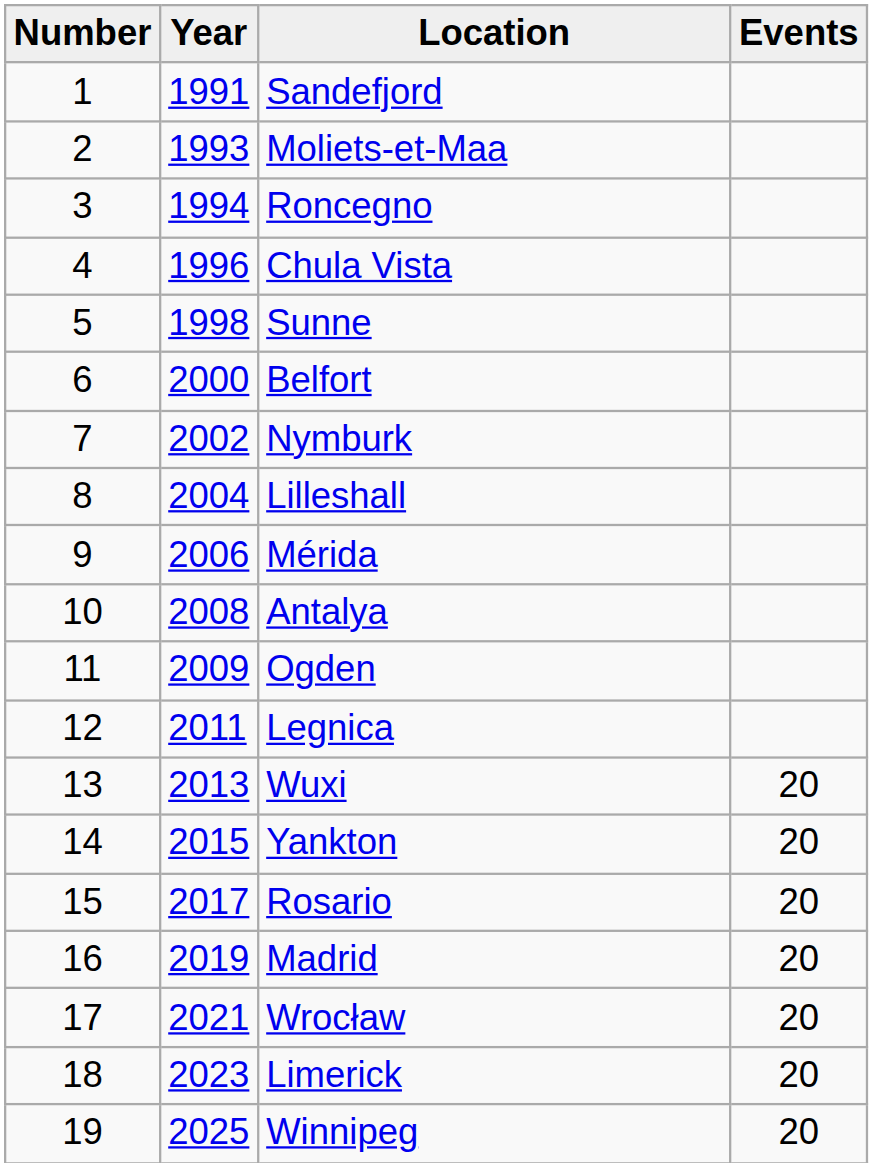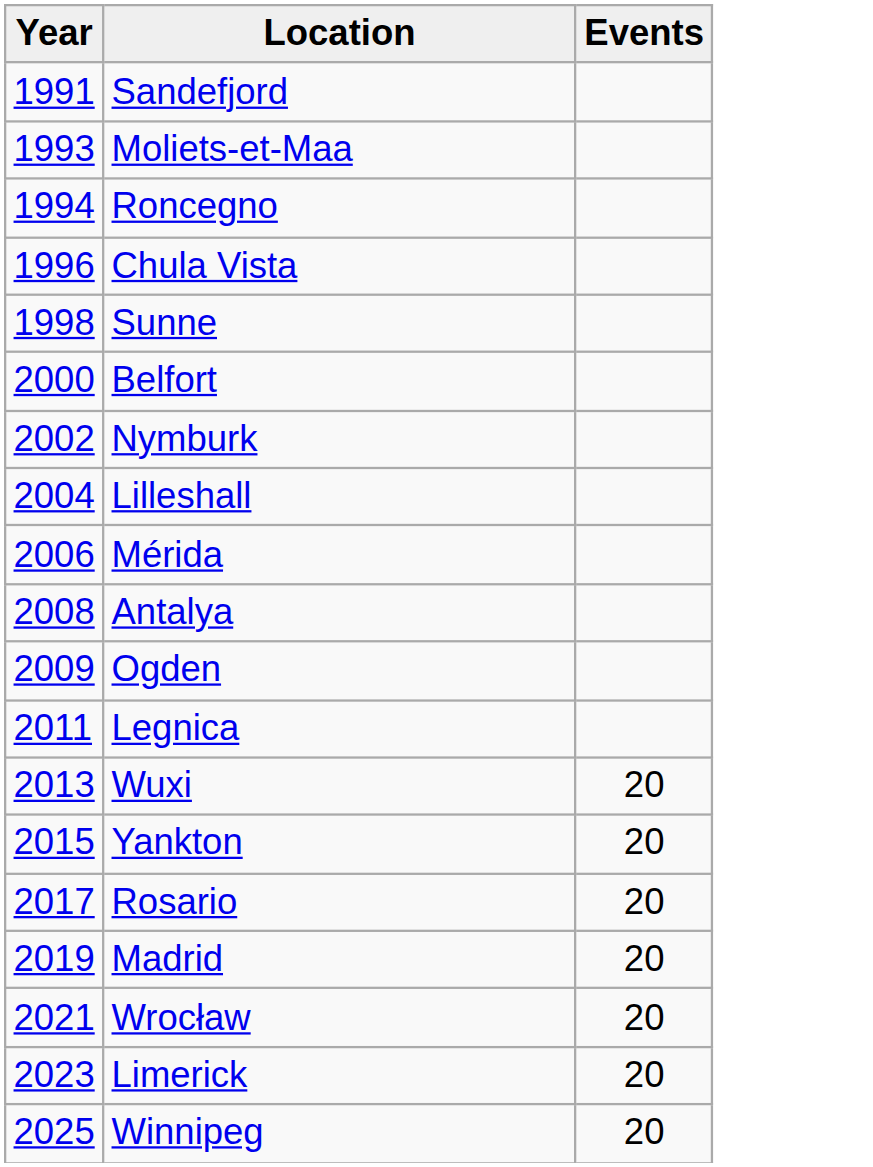- column: (82, 33)
